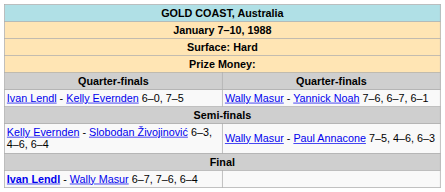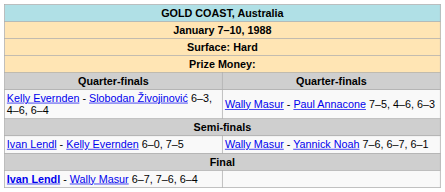rows swapped: (109, 139) <-> (95, 99)
